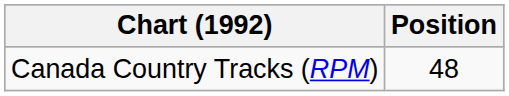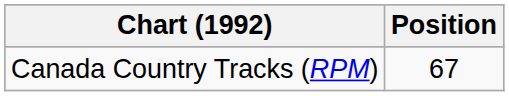(444, 68) 48 -> (444, 68) 67
